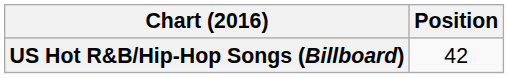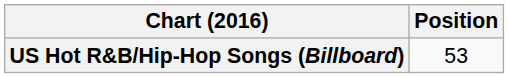(456, 55) 42 -> (456, 55) 53
